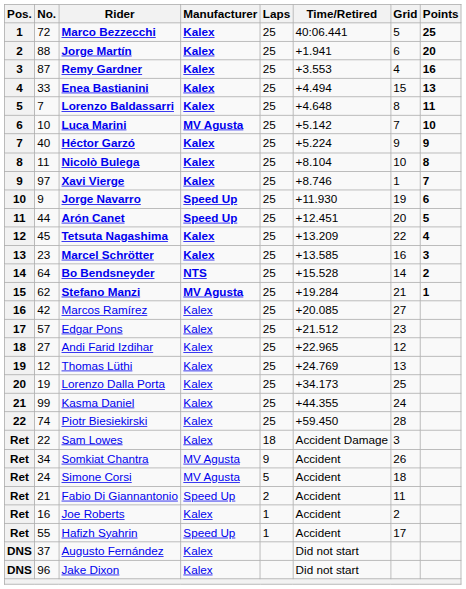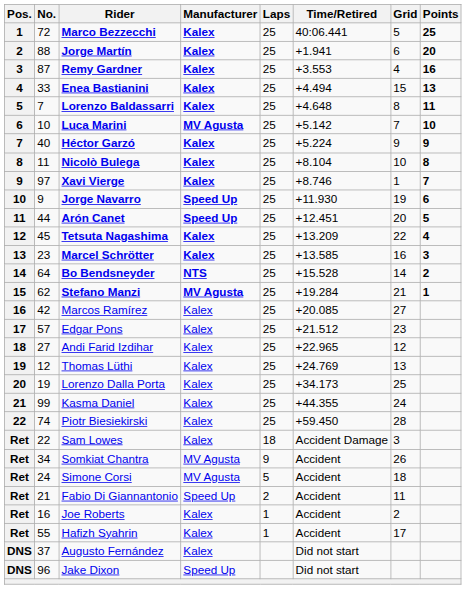(209, 533) Speed Up -> (198, 533) Kalex
(198, 570) Kalex -> (209, 570) Speed Up
